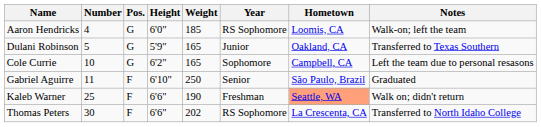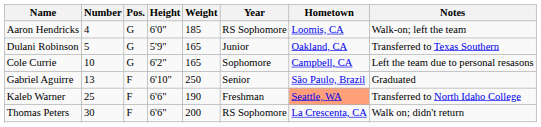(89, 79) 11 -> (89, 79) 13
(418, 96) Walk on; didn't return -> (446, 96) Transferred to North Idaho College
(193, 113) 202 -> (193, 113) 200
(446, 113) Transferred to North Idaho College -> (418, 113) Walk on; didn't return
